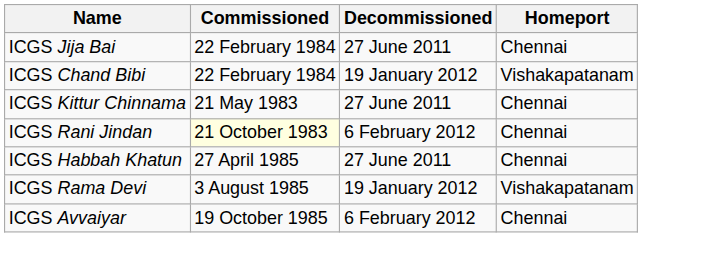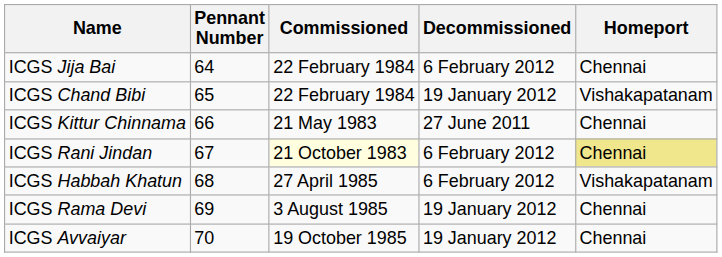+ column: (230, 28)
(398, 47) 27 June 2011 -> (489, 67) 6 February 2012
(534, 132) no background -> (613, 152) khaki background
(398, 160) 27 June 2011 -> (489, 180) 6 February 2012
(534, 160) Chennai -> (646, 180) Vishakapatanam
(567, 189) Vishakapatanam -> (613, 209) Chennai
(410, 217) 6 February 2012 -> (490, 237) 19 January 2012
